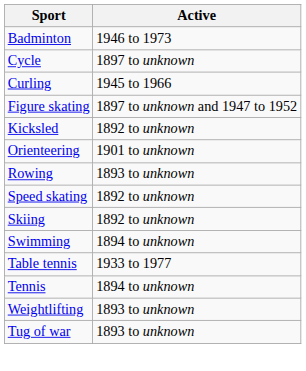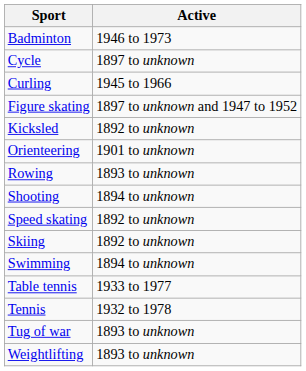+ row: (33, 196)
(145, 286) 1894 to unknown -> (134, 309) 1932 to 1978
rows swapped: (39, 331) <-> (46, 309)
